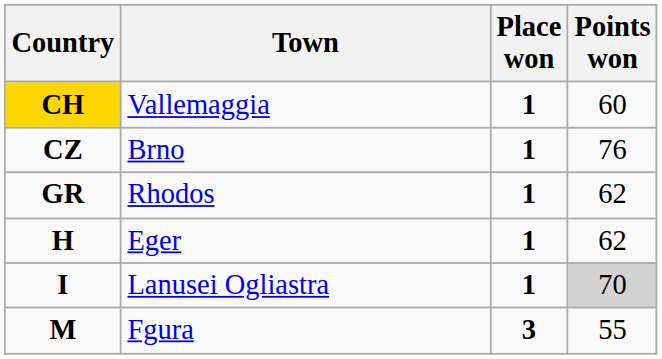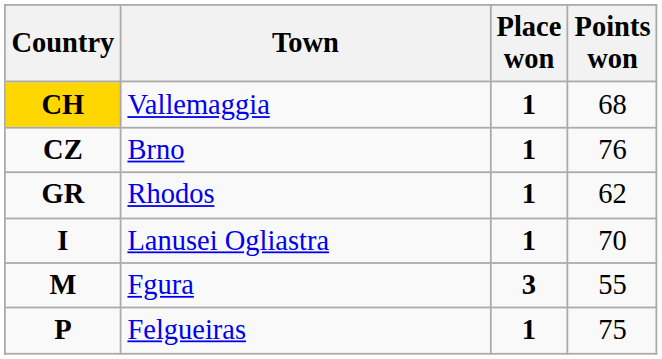(612, 104) 60 -> (612, 104) 68
- row: (154, 239)
(612, 284) lightgrey background -> (612, 239) no background
+ row: (187, 330)
